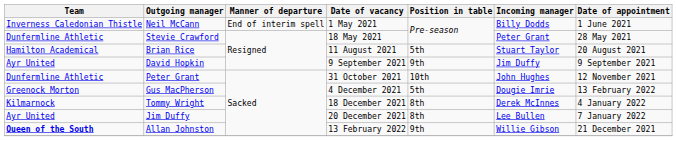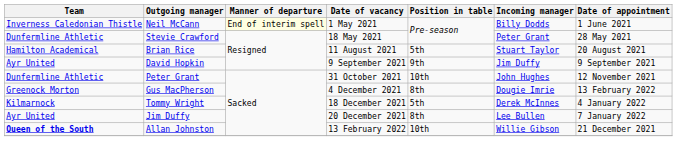(276, 24) no background -> (276, 24) lightyellow background
(417, 90) 5th -> (417, 90) 8th
(417, 103) 8th -> (417, 103) 5th
(417, 129) 9th -> (420, 129) 10th
